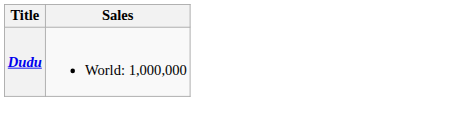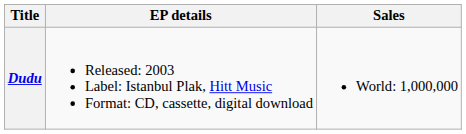+ column: (181, 16)
